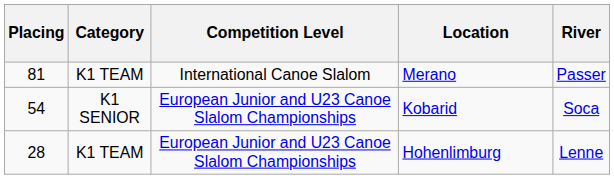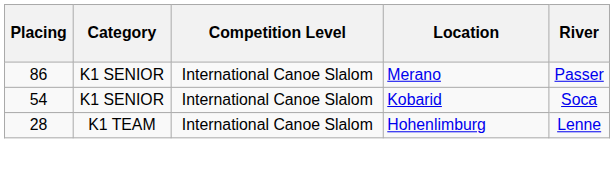(36, 74) 81 -> (39, 74) 86
(110, 74) K1 TEAM -> (122, 74) K1 SENIOR
(275, 108) European Junior and U23 Canoe Slalom Championships -> (277, 99) International Canoe Slalom
(275, 152) European Junior and U23 Canoe Slalom Championships -> (277, 125) International Canoe Slalom
